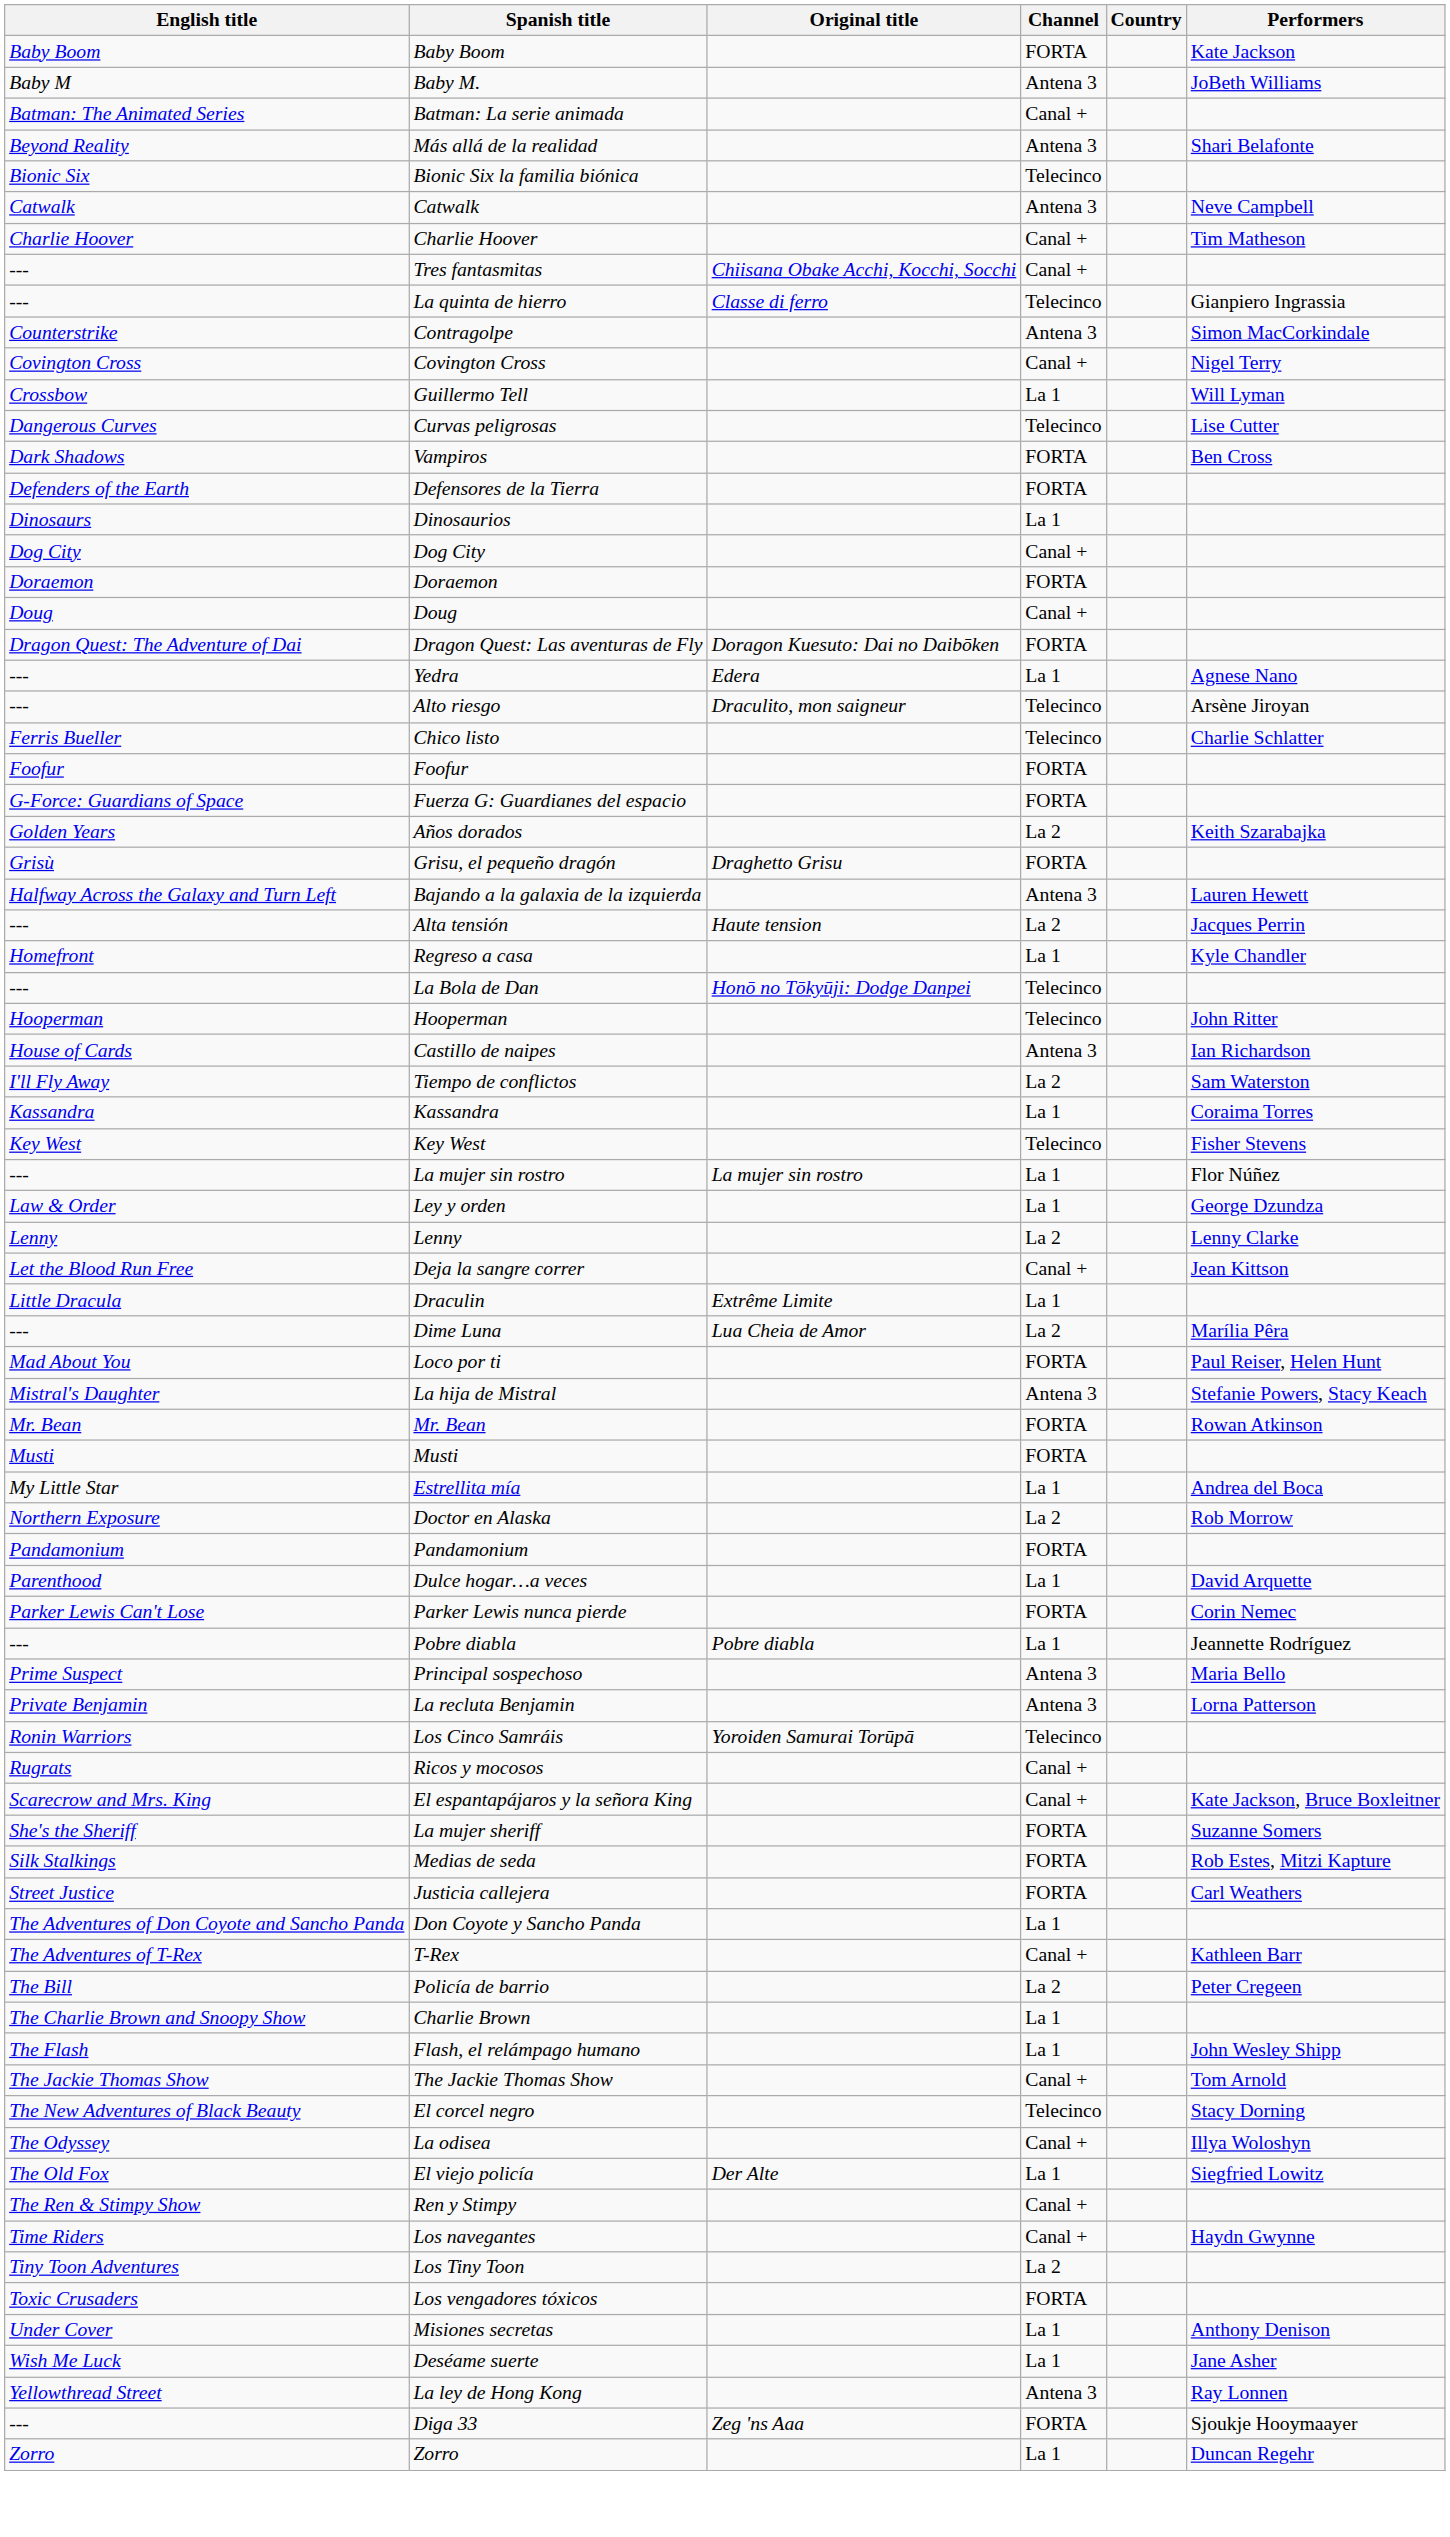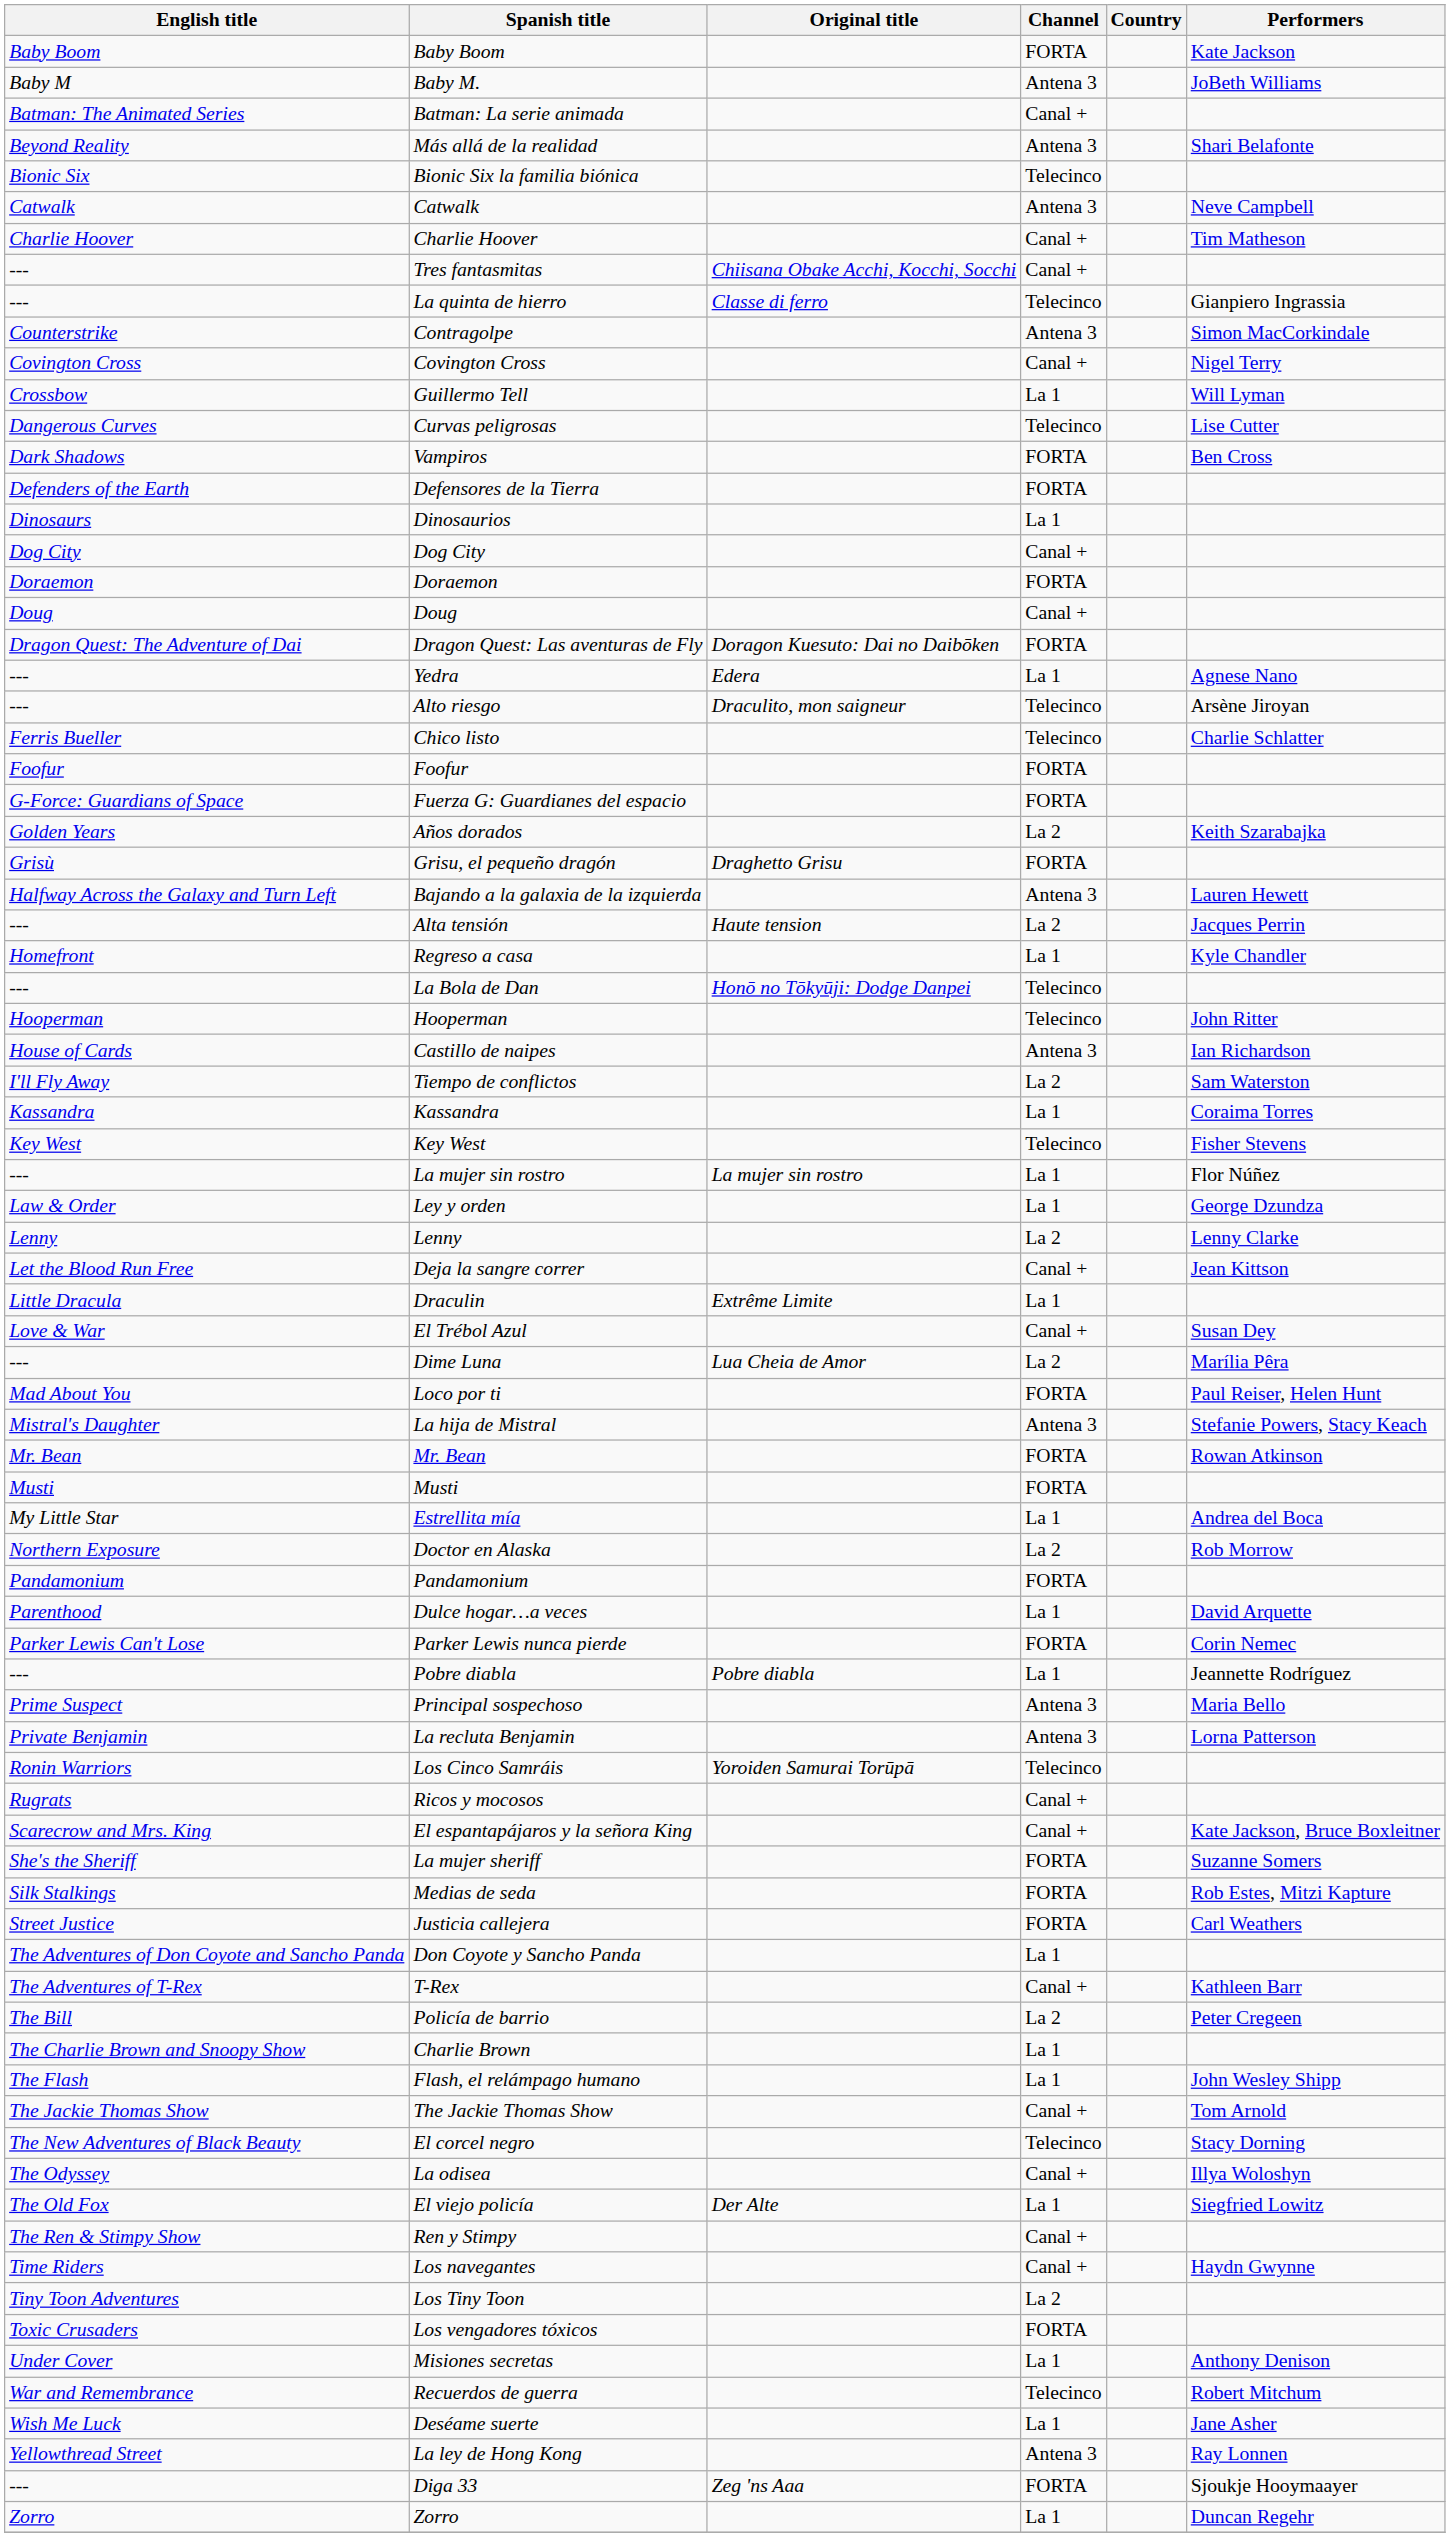+ row: (470, 1330)
+ row: (496, 2392)
